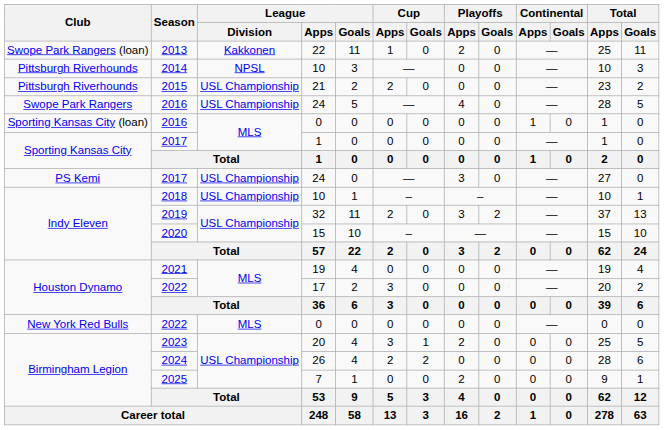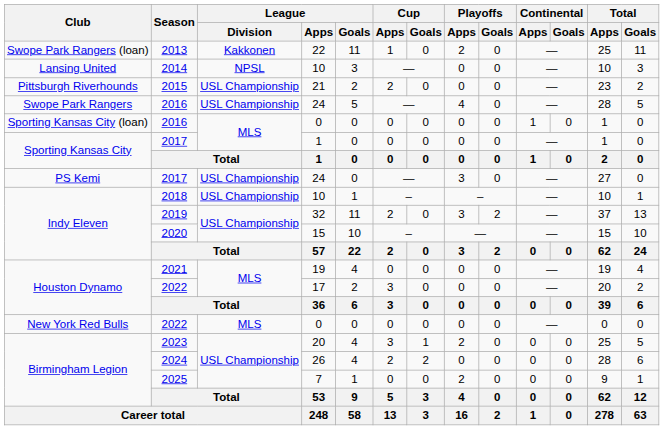(78, 68) Pittsburgh Riverhounds -> (78, 68) Lansing United
